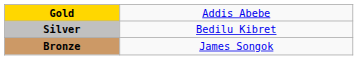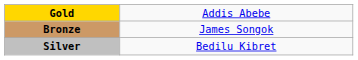rows swapped: (62, 30) <-> (62, 46)
